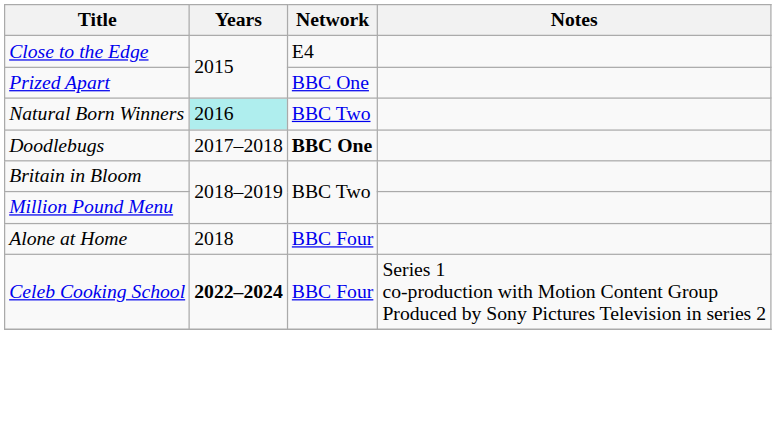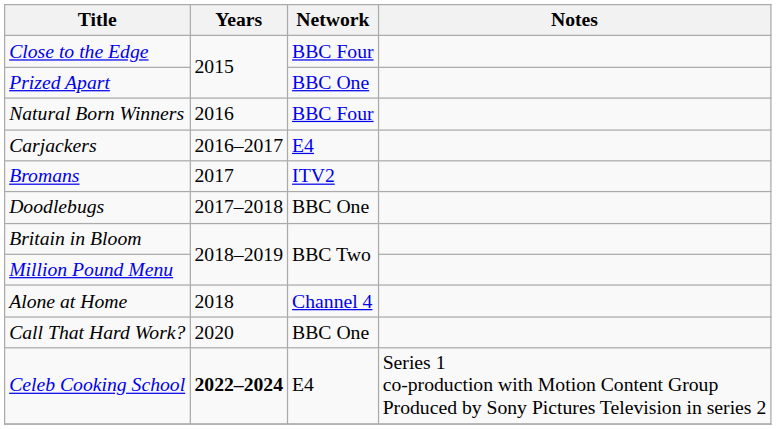(303, 51) E4 -> (333, 51) BBC Four
(214, 113) paleturquoise background -> (214, 113) no background
(331, 113) BBC Two -> (333, 113) BBC Four
+ row: (53, 144)
+ row: (44, 176)
(332, 144) bold -> (331, 207) normal
(333, 238) BBC Four -> (332, 301) Channel 4
+ row: (97, 332)
(333, 291) BBC Four -> (303, 385) E4
